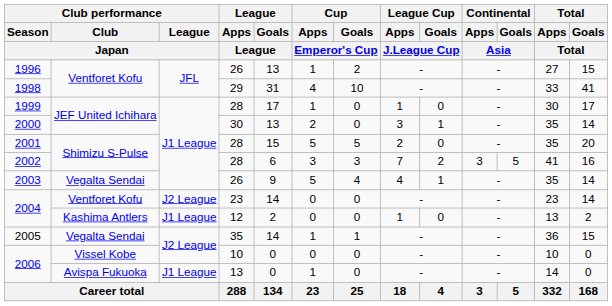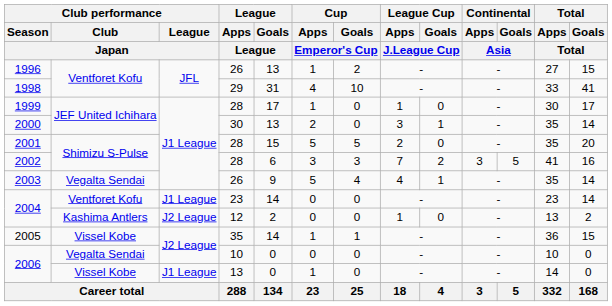(189, 198) J2 League -> (189, 198) J1 League
(189, 217) J1 League -> (189, 217) J2 League
(105, 236) Vegalta Sendai -> (105, 236) Vissel Kobe
(105, 254) Vissel Kobe -> (105, 254) Vegalta Sendai
(105, 273) Avispa Fukuoka -> (105, 273) Vissel Kobe
